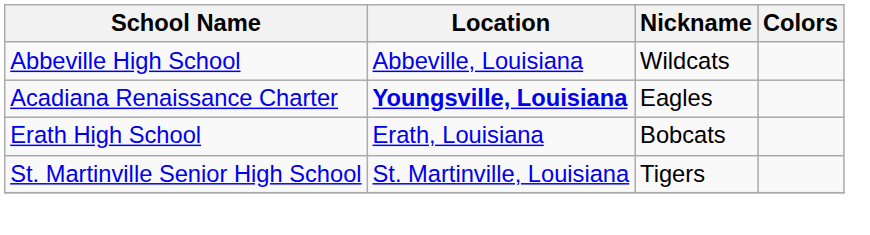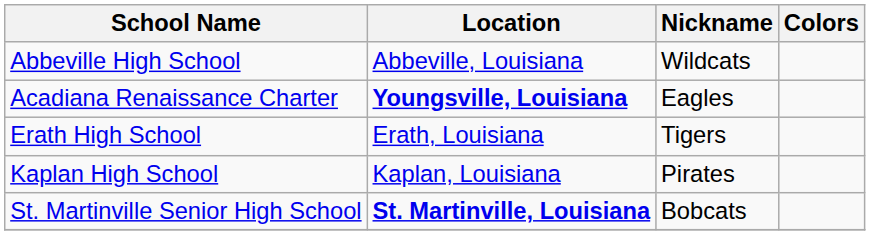(683, 135) Bobcats -> (694, 135) Tigers
+ row: (114, 173)
(501, 173) normal -> (511, 211) bold
(673, 173) Tigers -> (704, 211) Bobcats
